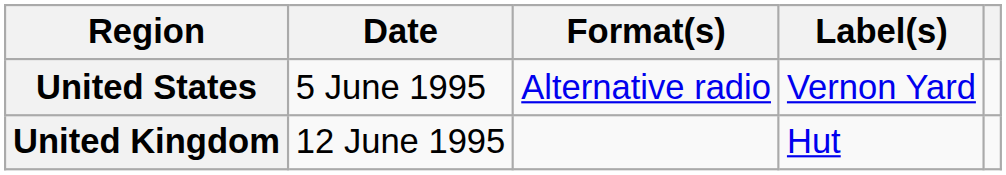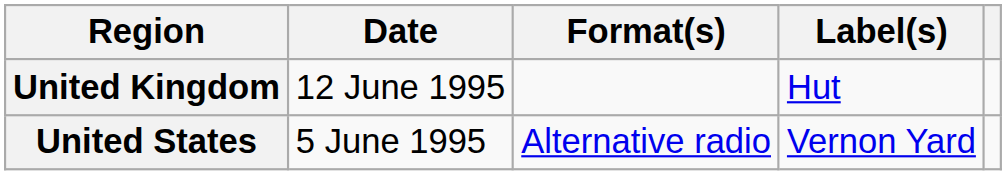rows swapped: (146, 86) <-> (146, 141)
